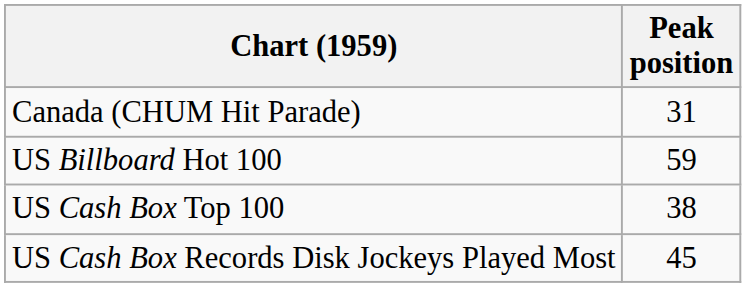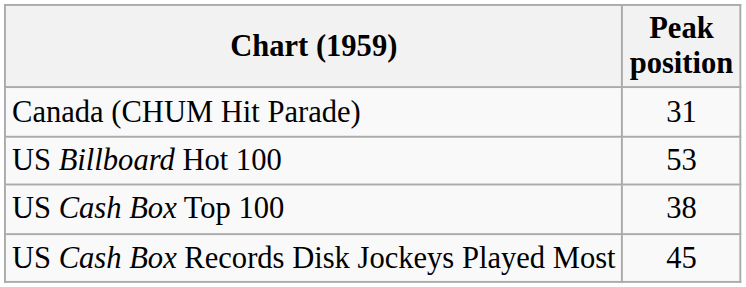(681, 160) 59 -> (681, 160) 53
